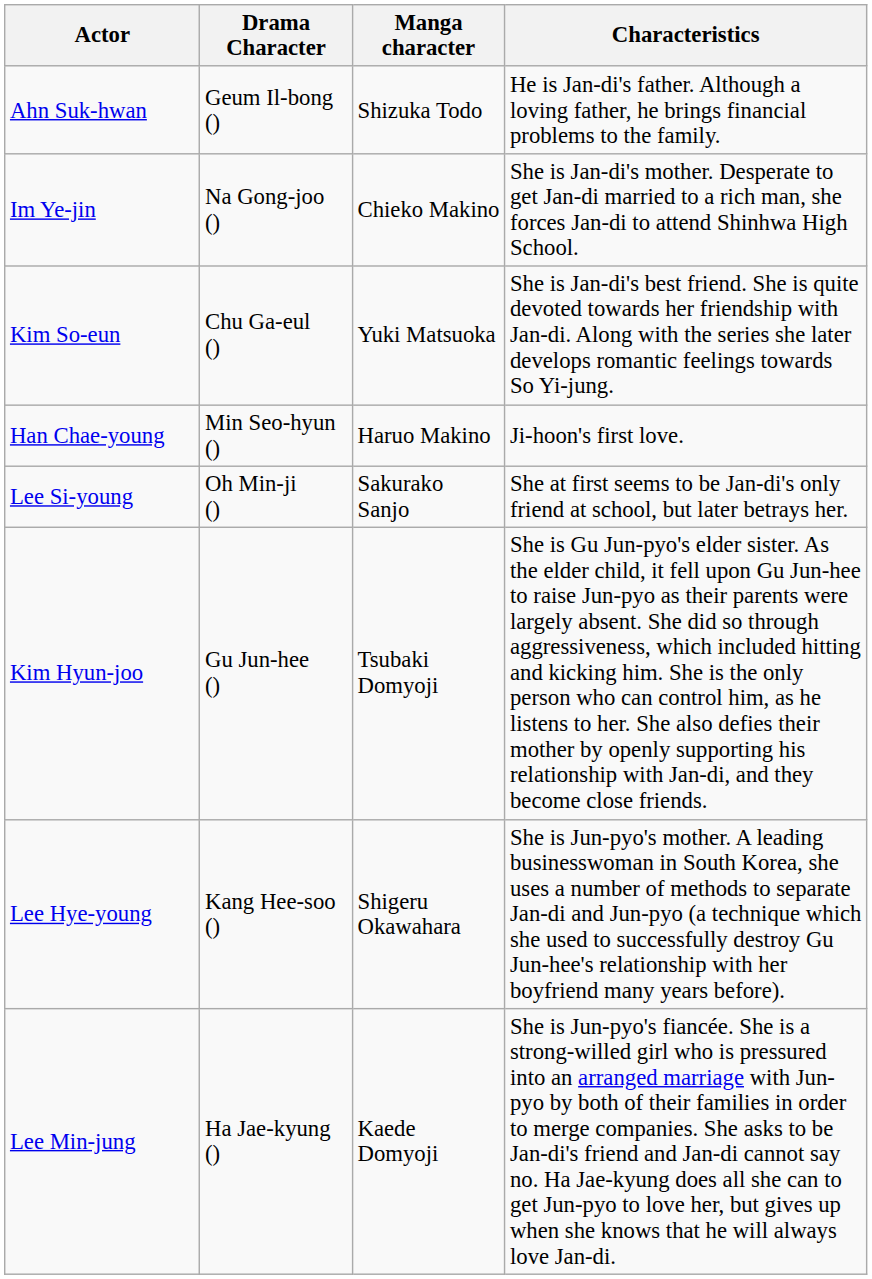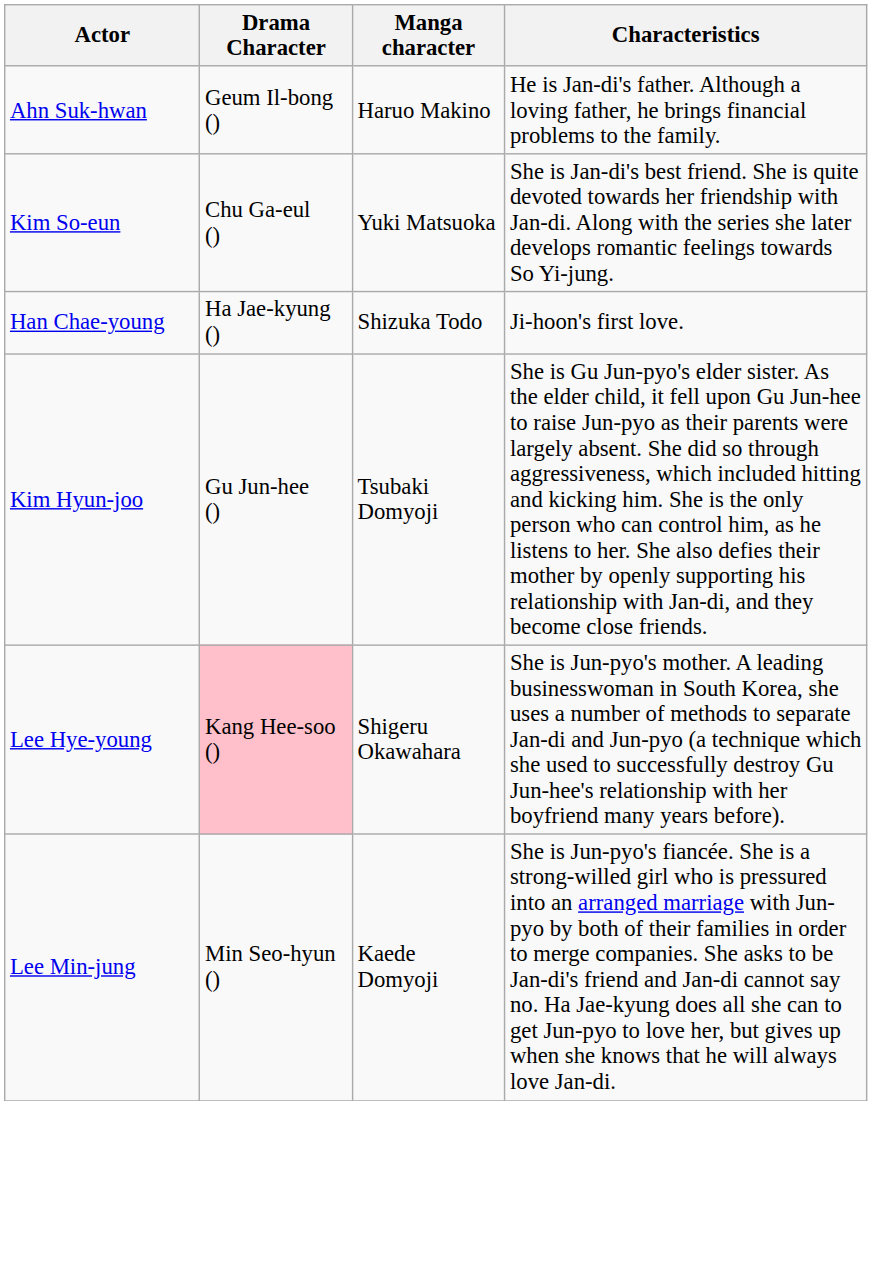(420, 109) Shizuka Todo -> (424, 109) Haruo Makino
- row: (53, 209)
(270, 435) Min Seo-hyun () -> (268, 322) Ha Jae-kyung ()
(424, 435) Haruo Makino -> (420, 322) Shizuka Todo
- row: (71, 496)
(270, 913) no background -> (270, 739) pink background
(268, 1141) Ha Jae-kyung () -> (270, 967) Min Seo-hyun ()
